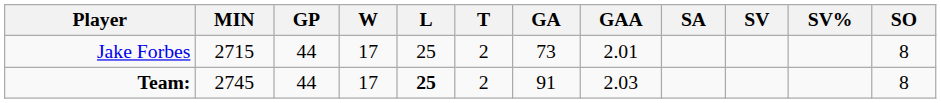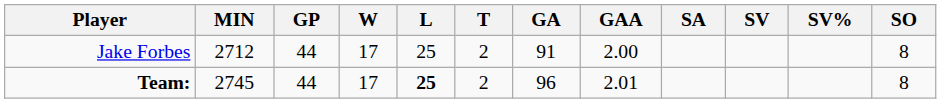(234, 51) 2715 -> (234, 51) 2712
(546, 51) 73 -> (546, 51) 91
(621, 51) 2.01 -> (621, 51) 2.00
(546, 82) 91 -> (546, 82) 96
(621, 82) 2.03 -> (621, 82) 2.01
